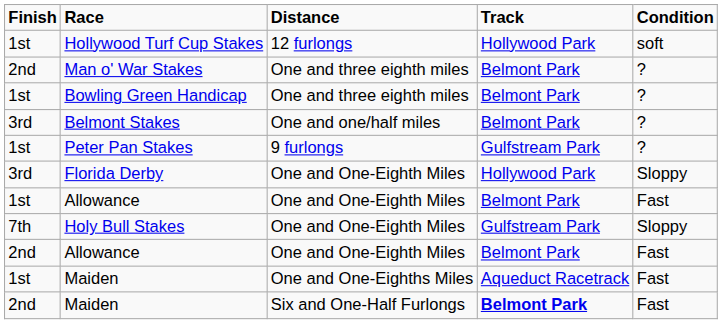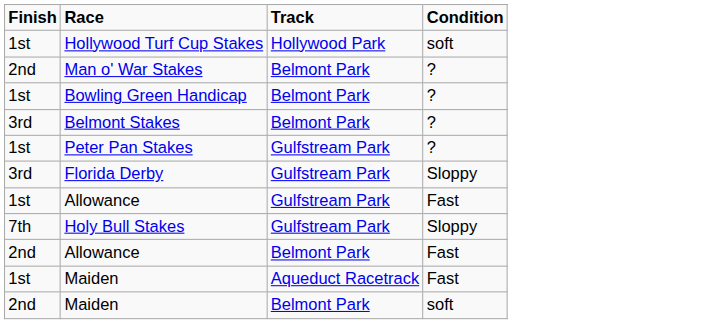- column: (305, 17)
(538, 174) Hollywood Park -> (330, 174) Gulfstream Park
(530, 200) Belmont Park -> (330, 200) Gulfstream Park
(534, 305) bold -> (320, 305) normal
(653, 305) Fast -> (440, 305) soft
